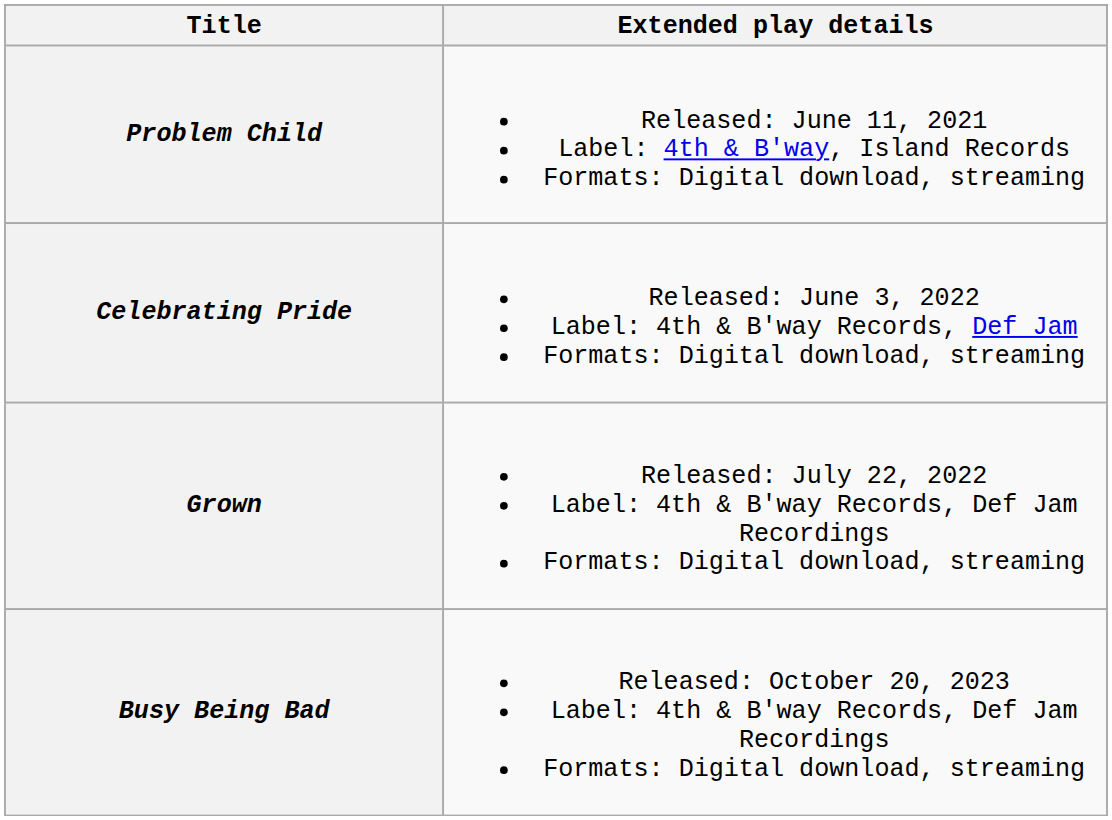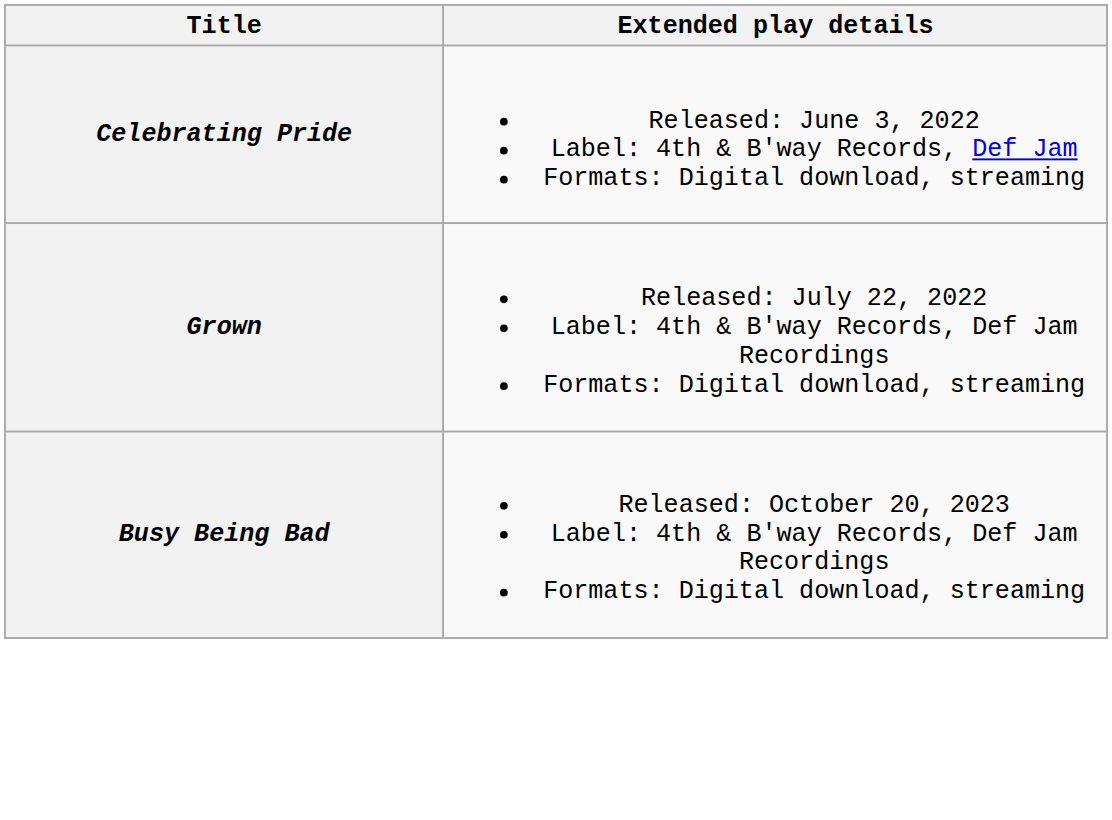- row: (224, 135)
